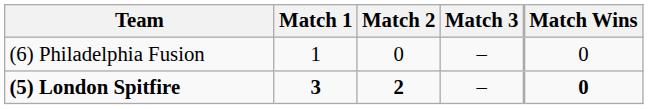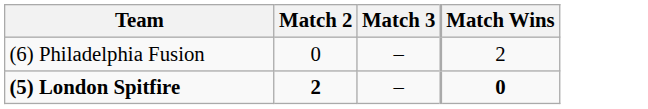- column: (316, 20)
(583, 53) 0 -> (500, 53) 2
